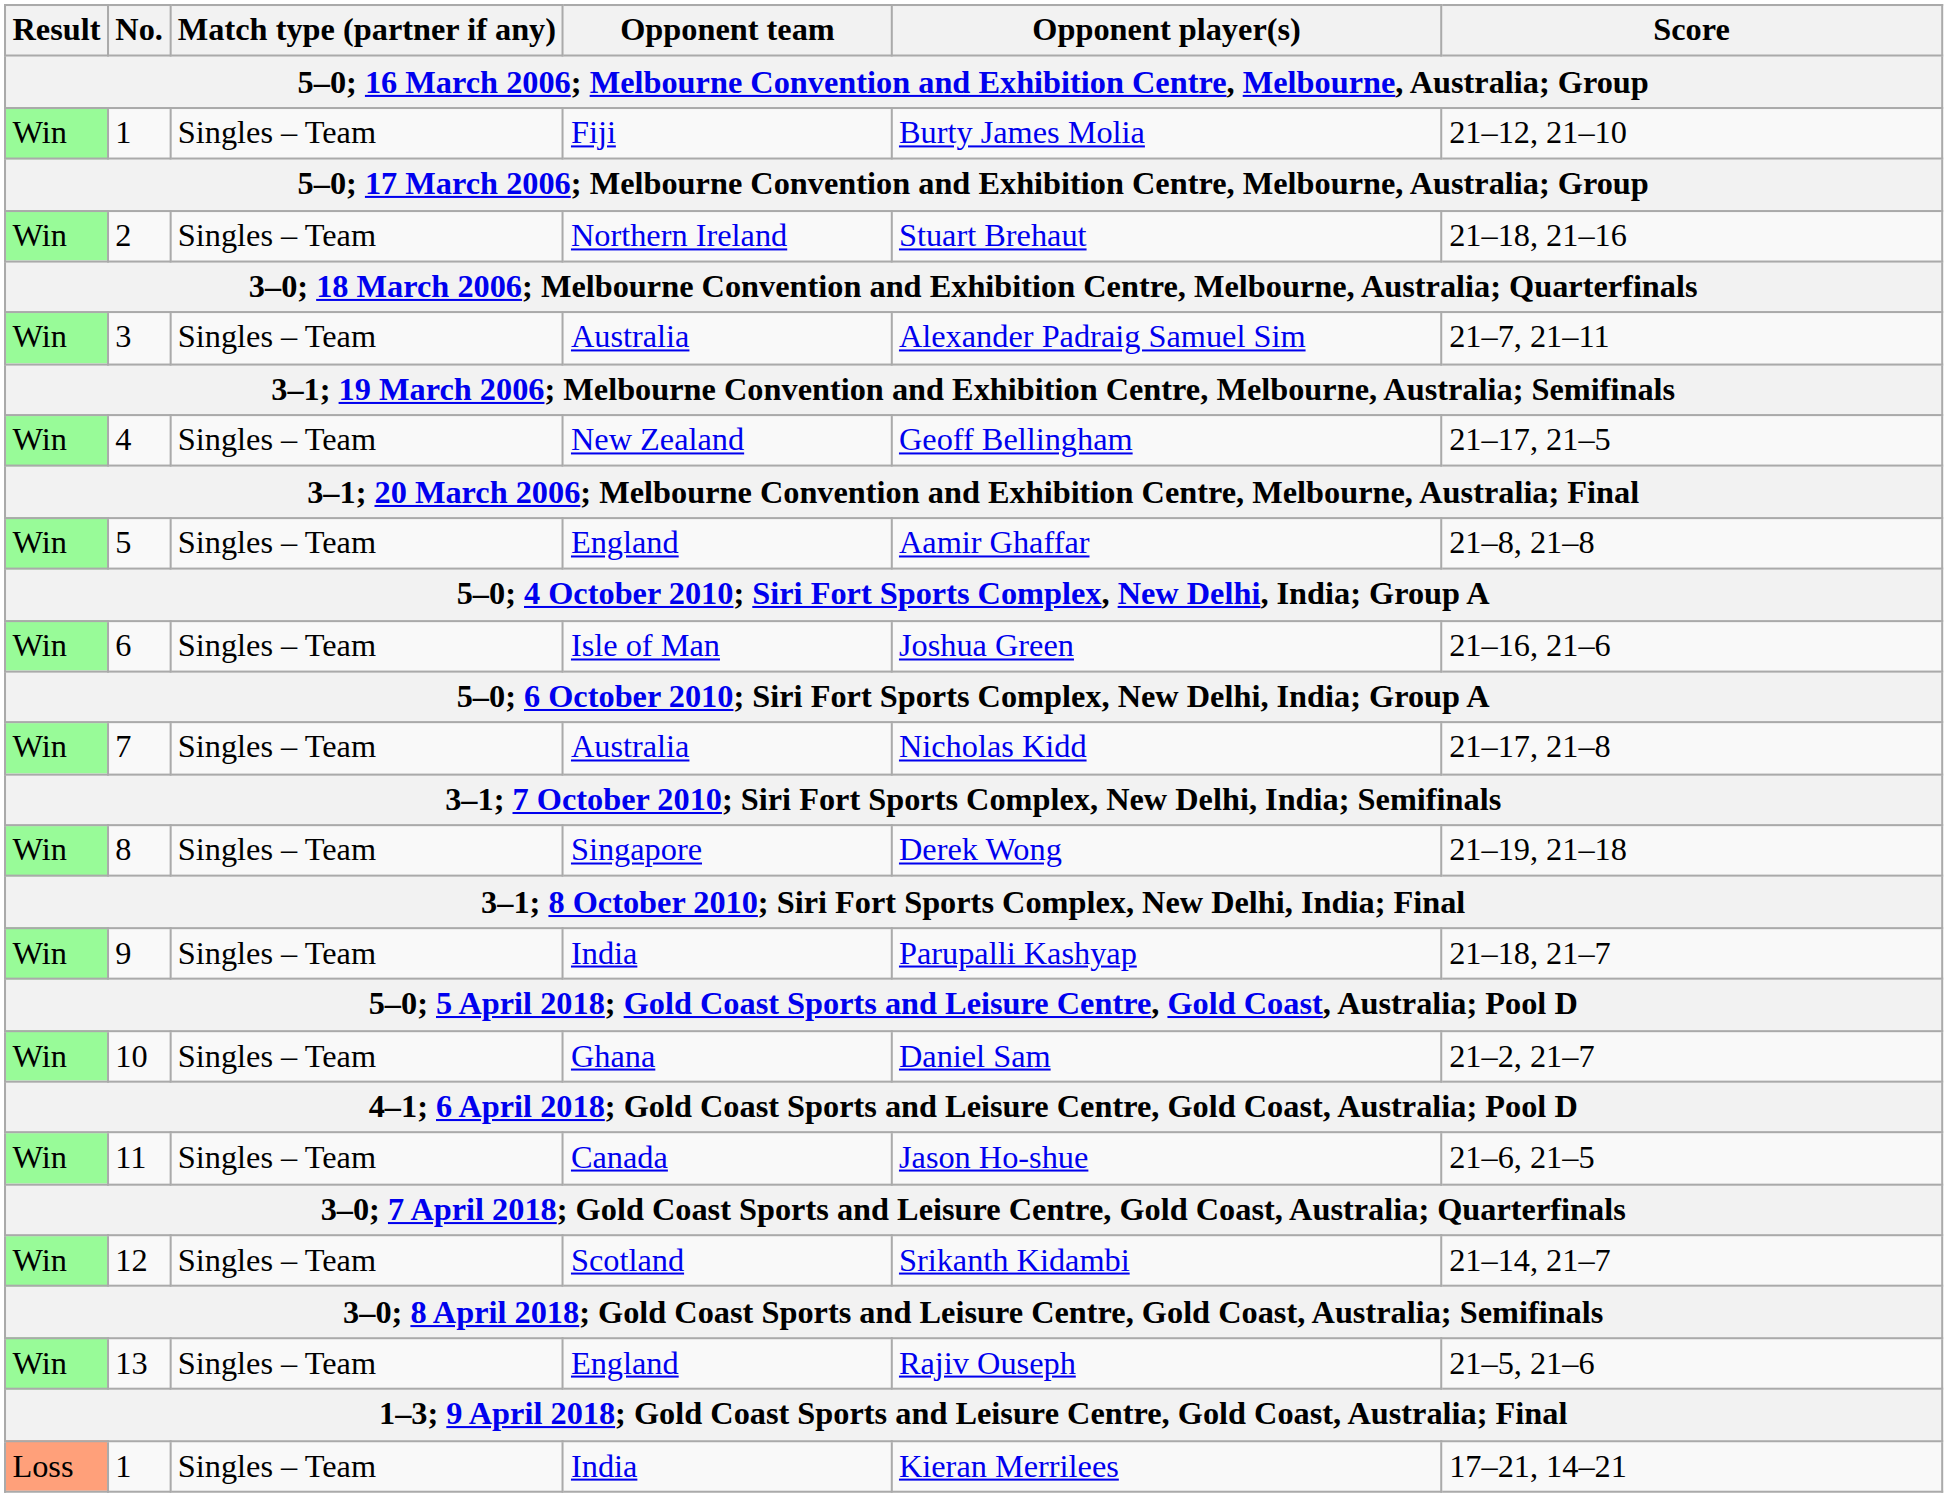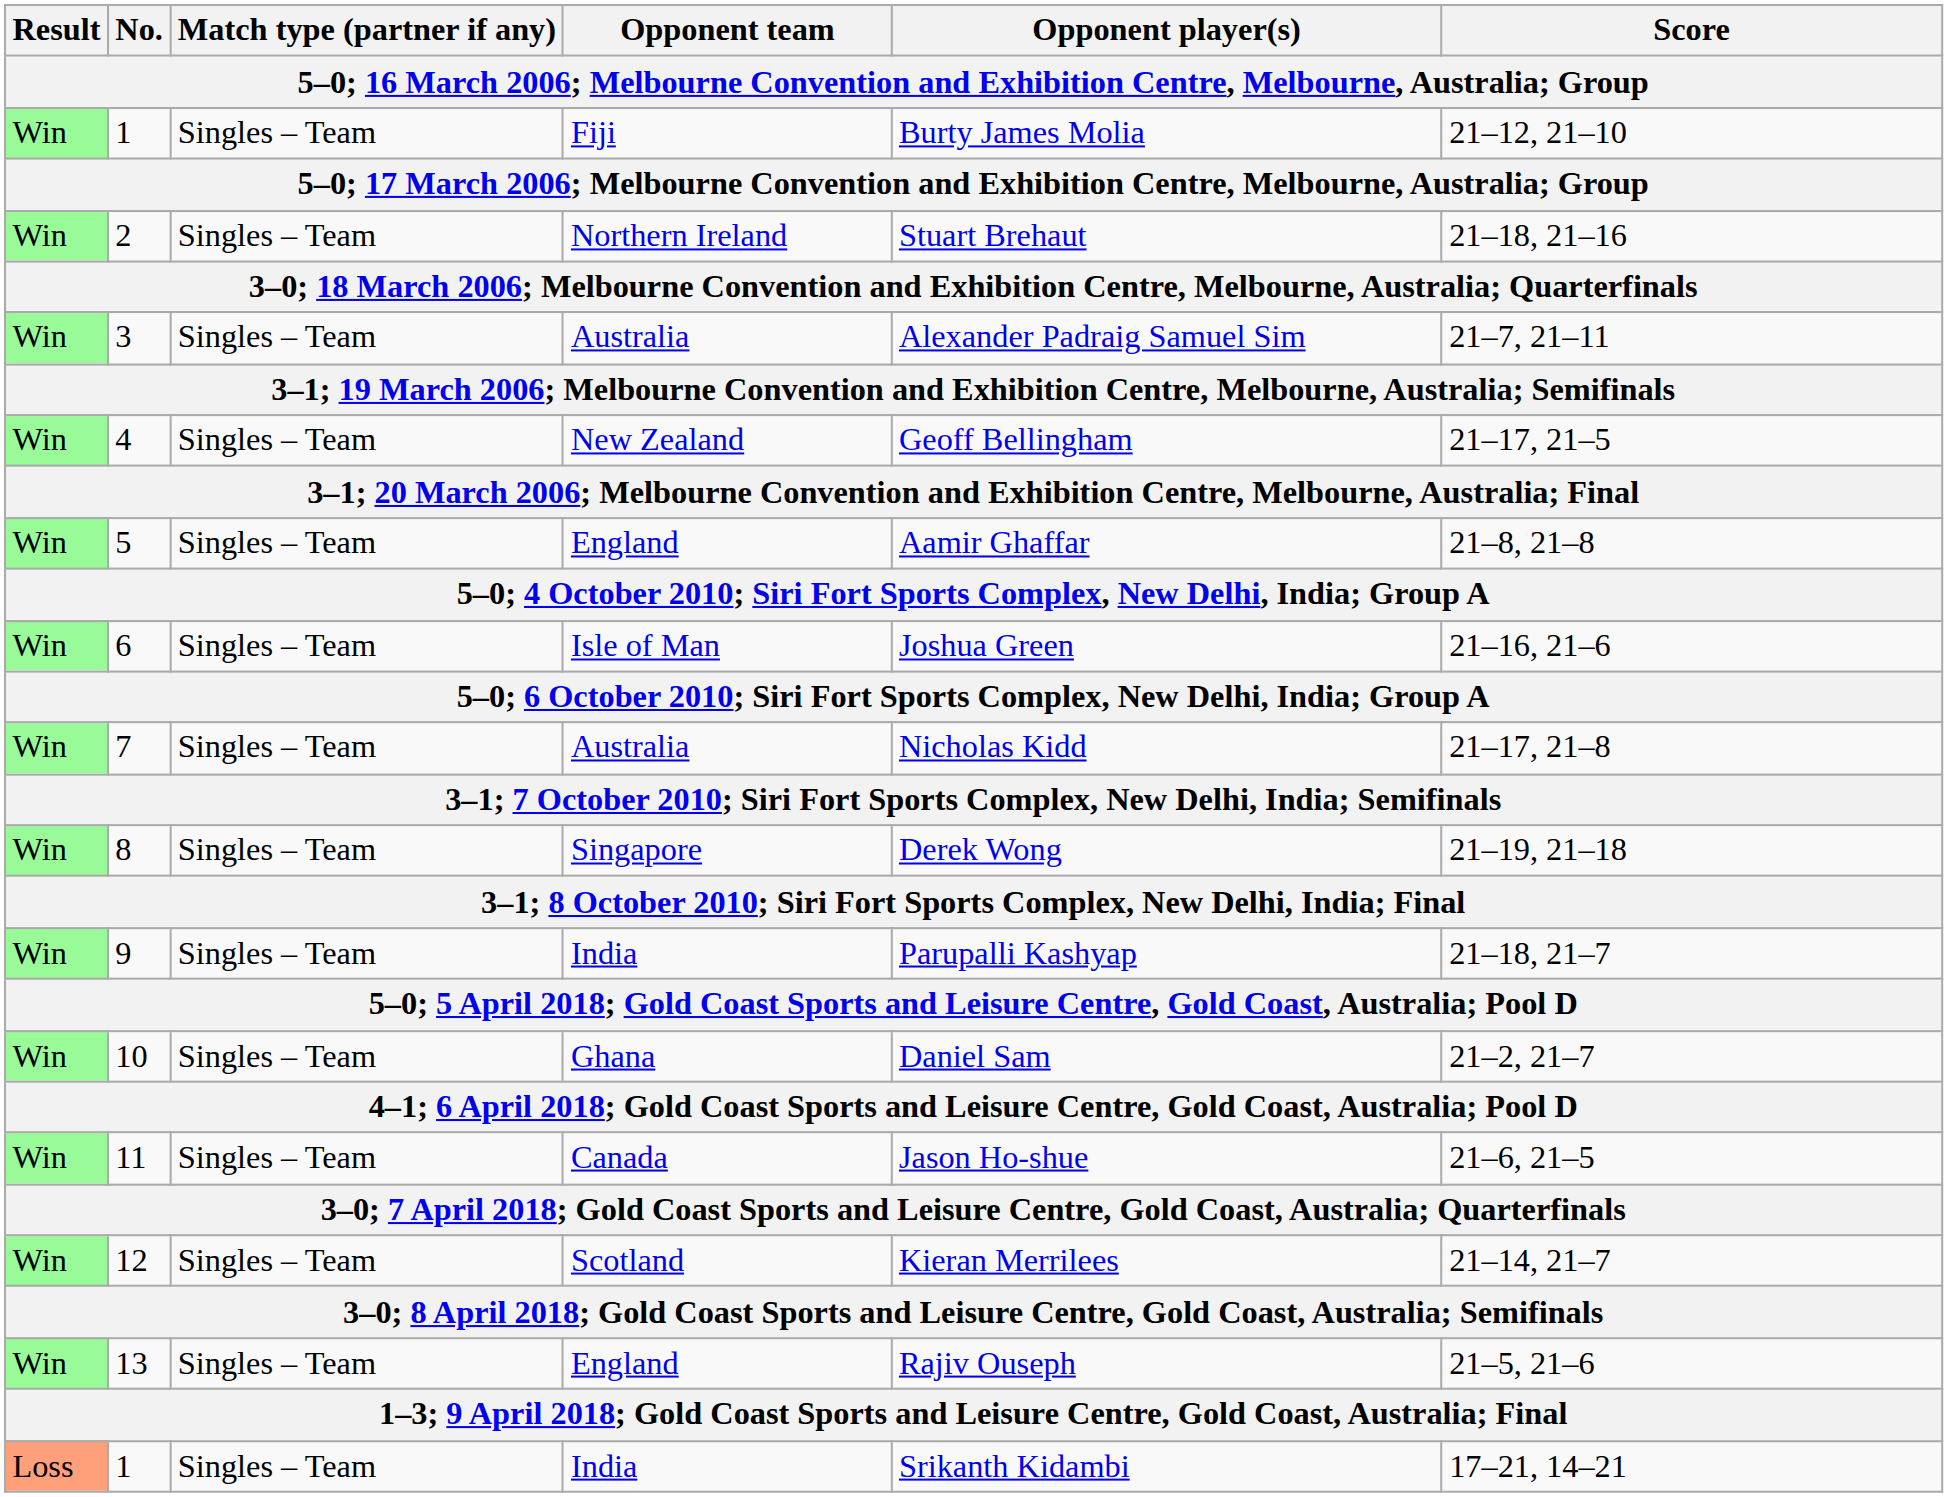(1014, 1260) Srikanth Kidambi -> (1009, 1260) Kieran Merrilees
(1009, 1465) Kieran Merrilees -> (1014, 1465) Srikanth Kidambi
